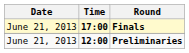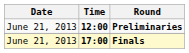rows swapped: (147, 41) <-> (128, 26)
